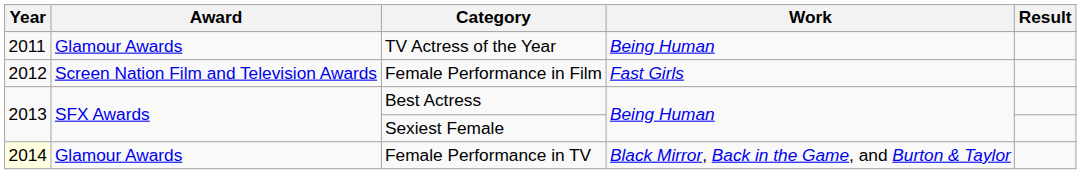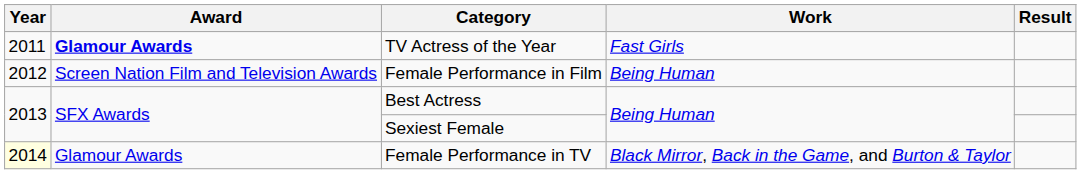(119, 45) normal -> (124, 45) bold
(662, 45) Being Human -> (647, 45) Fast Girls
(647, 73) Fast Girls -> (662, 73) Being Human
